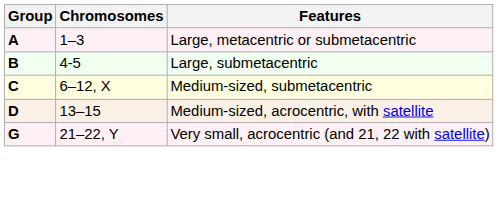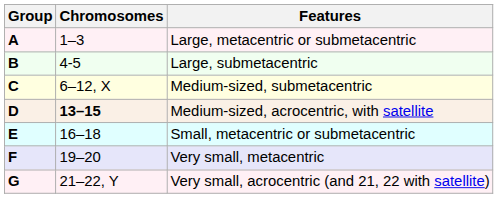(80, 110) normal -> (80, 110) bold
+ row: (293, 134)
+ row: (247, 157)
